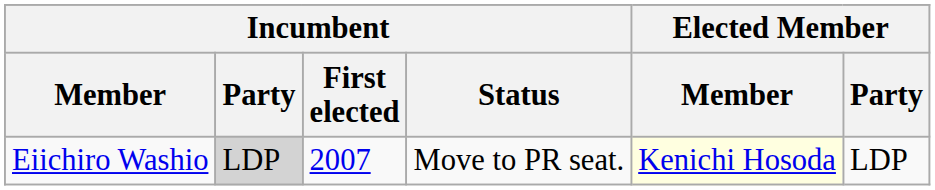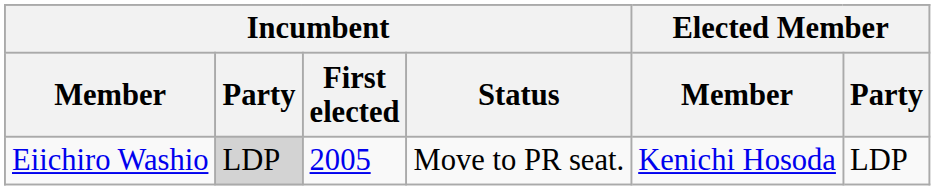(340, 160) 2007 -> (340, 160) 2005
(737, 160) lightyellow background -> (737, 160) no background
